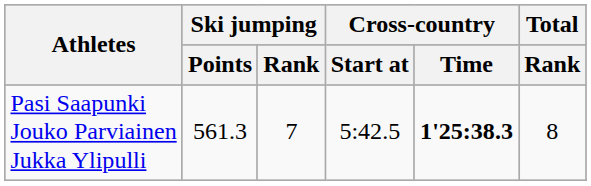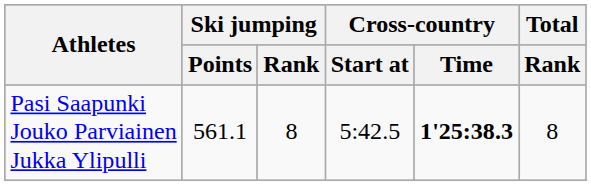(220, 132) 561.3 -> (220, 132) 561.1
(291, 132) 7 -> (291, 132) 8
